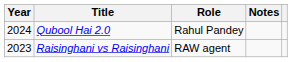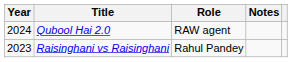(209, 30) Rahul Pandey -> (202, 30) RAW agent
(202, 48) RAW agent -> (209, 48) Rahul Pandey
